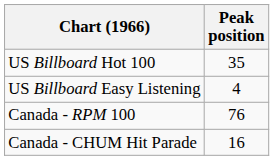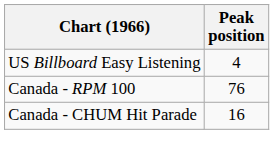- row: (82, 62)
